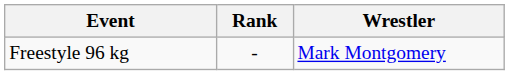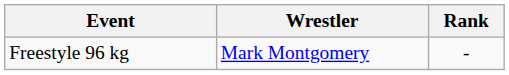columns swapped: (399, 20) <-> (255, 20)
